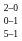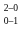- row: (11, 33)
